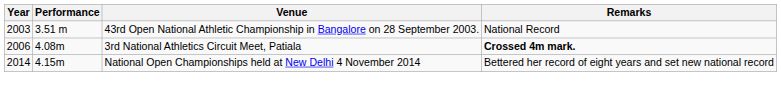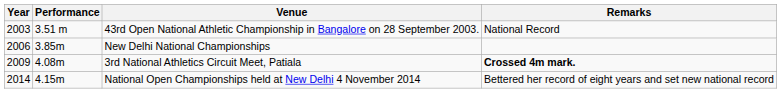+ row: (187, 46)
(19, 46) 2006 -> (19, 63) 2009
